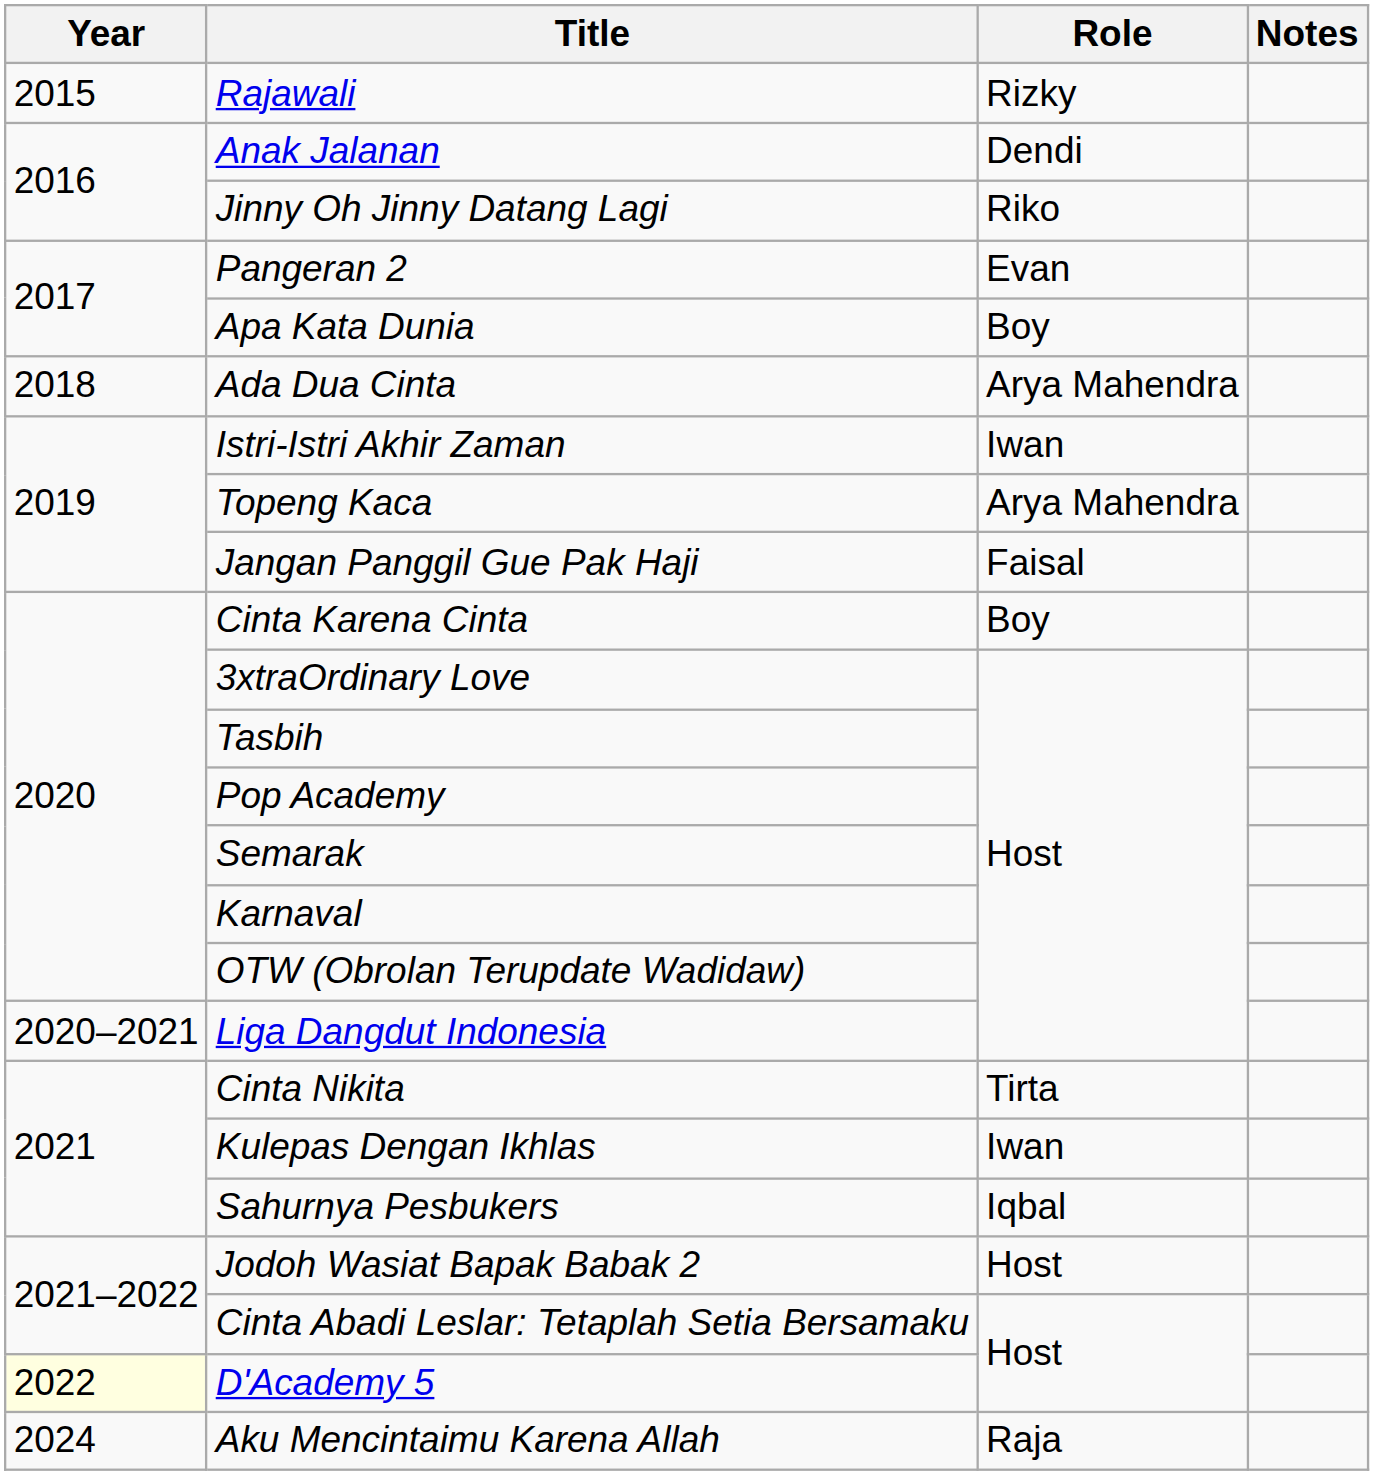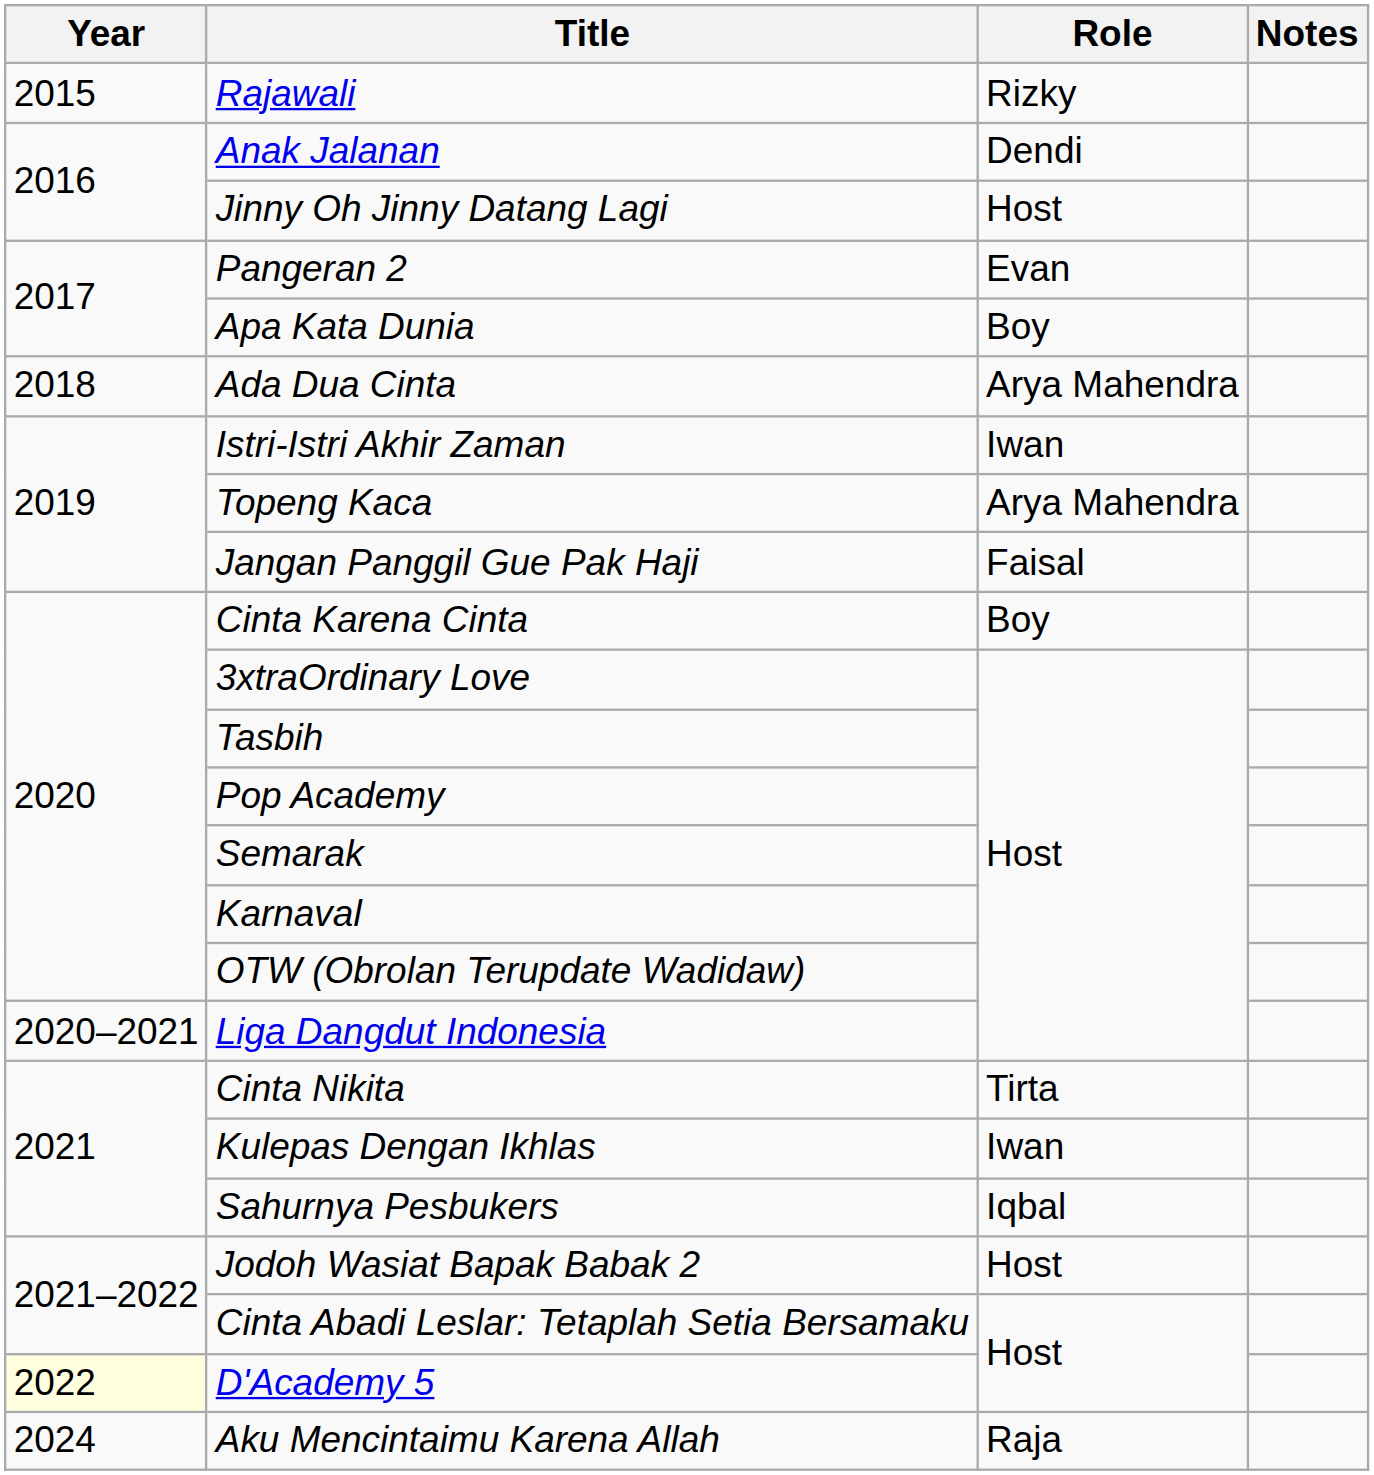(1023, 209) Riko -> (1024, 209) Host
